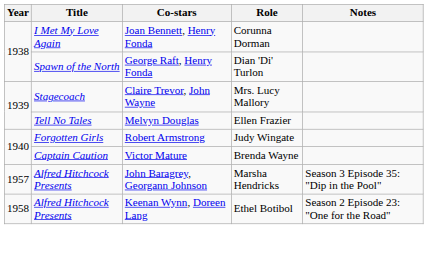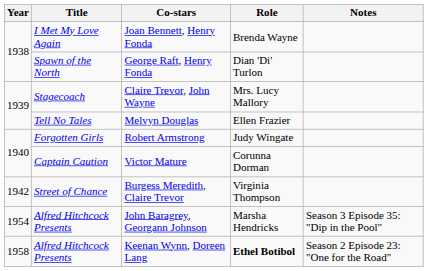(253, 36) Corunna Dorman -> (265, 36) Brenda Wayne
(266, 155) Brenda Wayne -> (252, 161) Corunna Dorman
+ row: (165, 191)
(18, 179) 1957 -> (18, 221) 1954
(263, 209) normal -> (264, 251) bold
